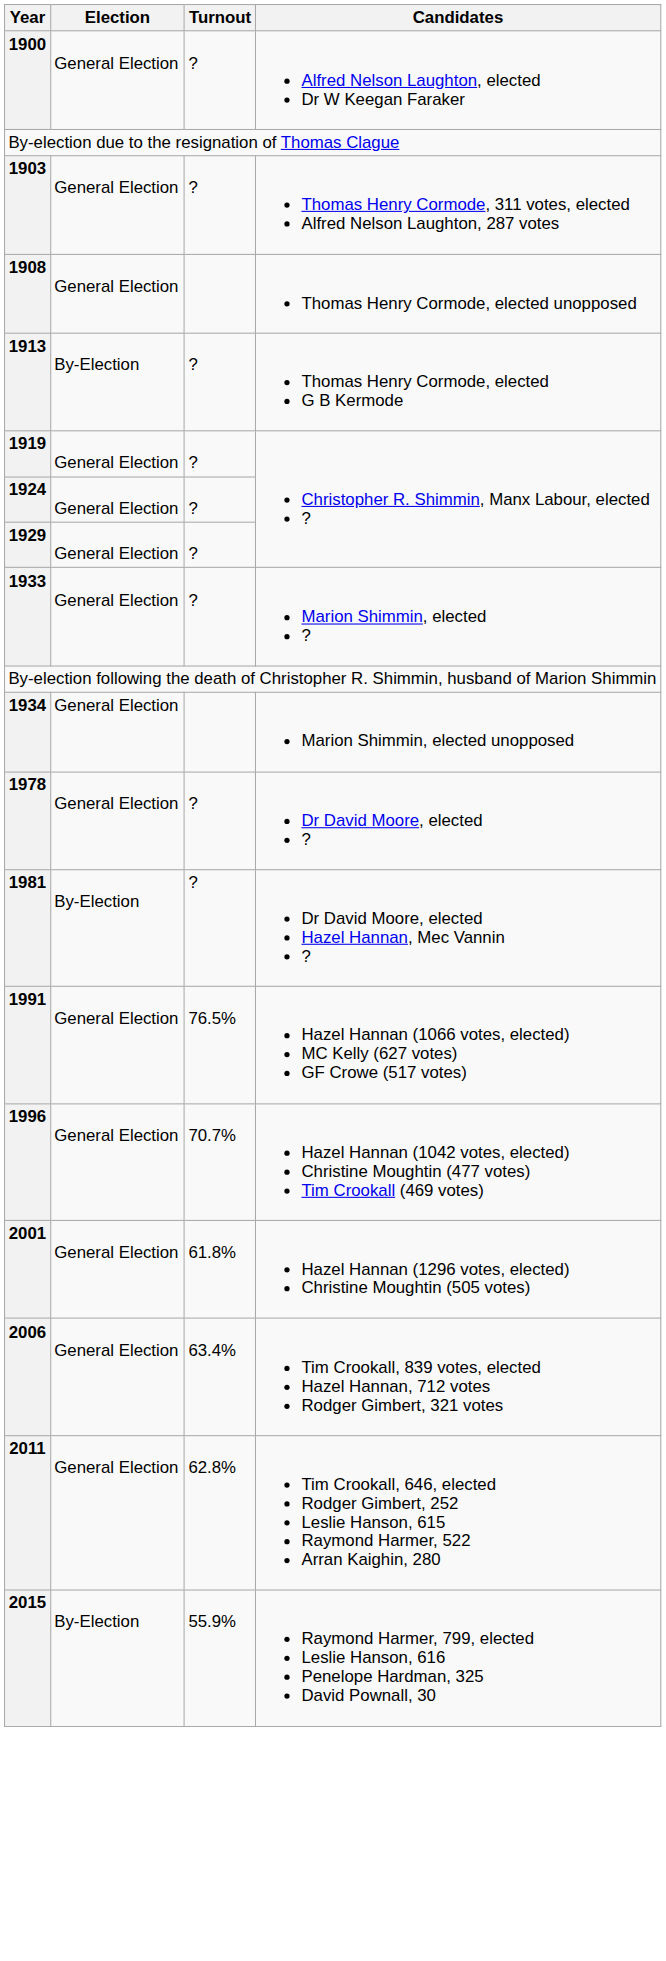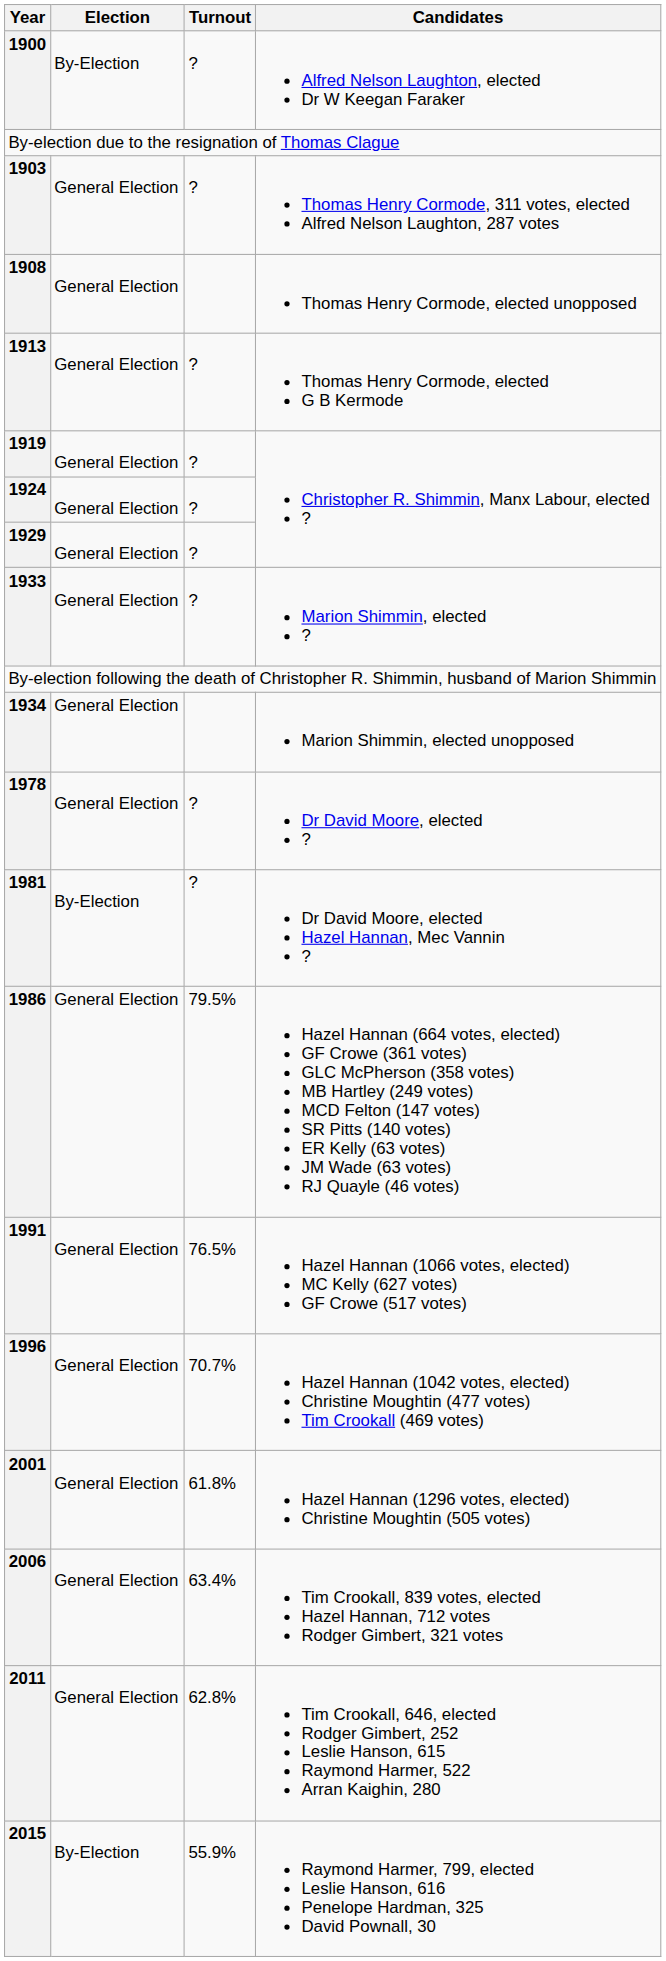(116, 63) General Election -> (97, 63) By-Election
(97, 365) By-Election -> (116, 365) General Election
+ row: (27, 999)
